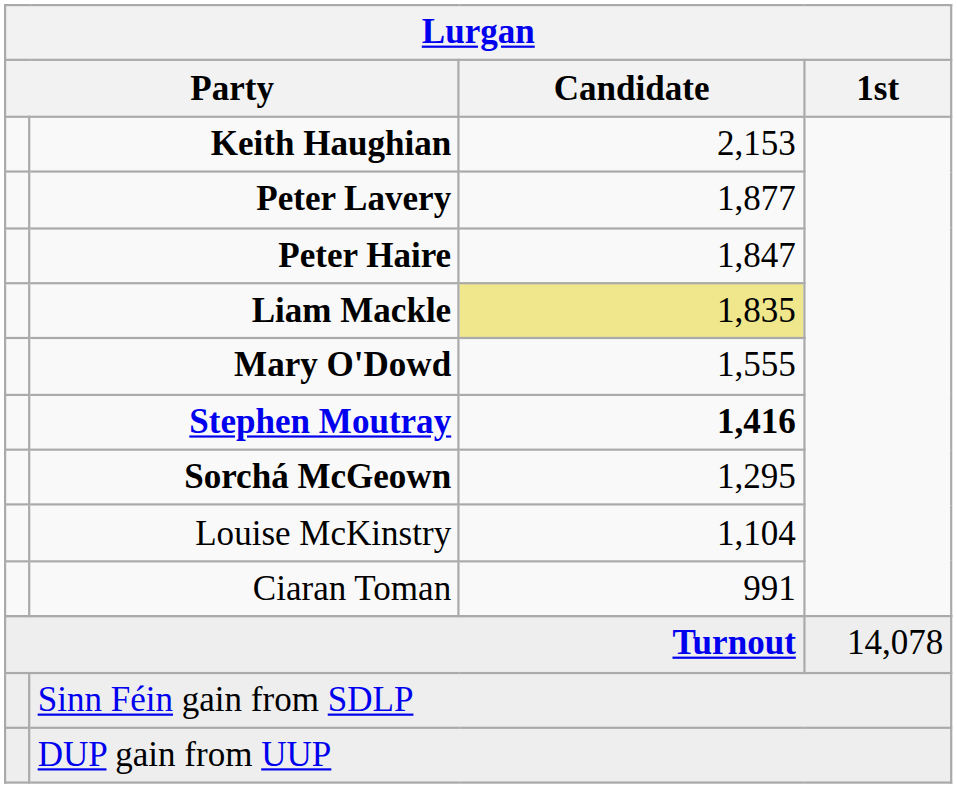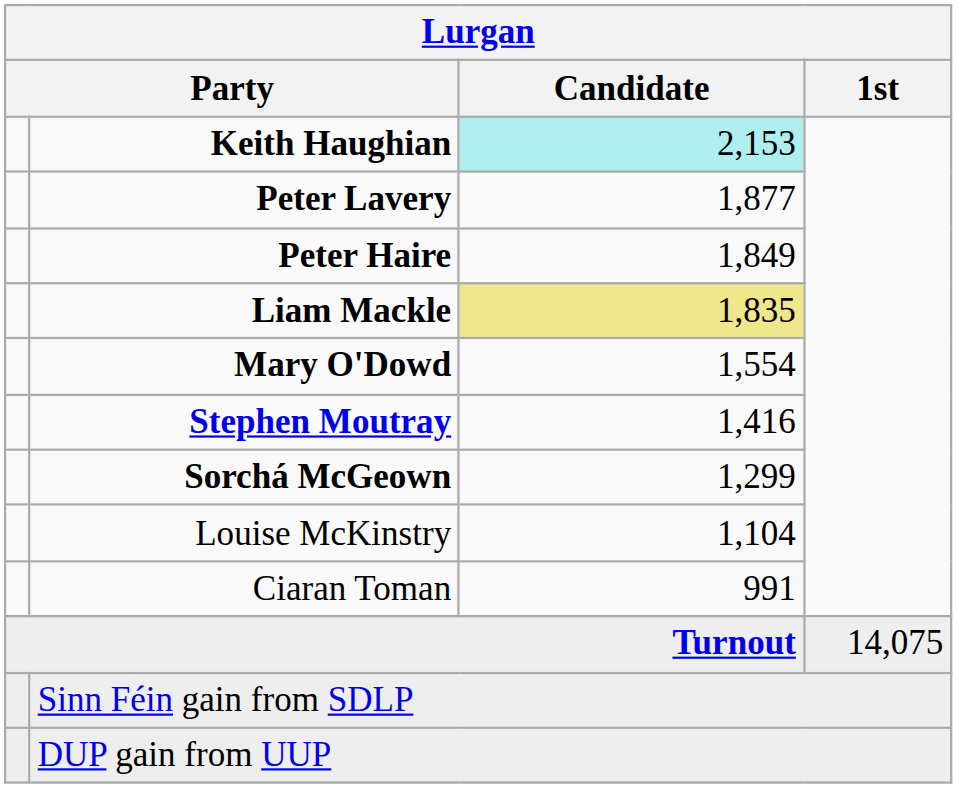(756, 143) no background -> (756, 143) paleturquoise background
(756, 254) 1,847 -> (756, 254) 1,849
(756, 365) 1,555 -> (756, 365) 1,554
(756, 421) bold -> (756, 421) normal
(756, 476) 1,295 -> (756, 476) 1,299
(895, 643) 14,078 -> (895, 643) 14,075
